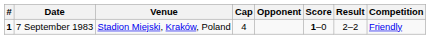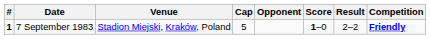(244, 27) 4 -> (244, 27) 5
(386, 27) normal -> (387, 27) bold
